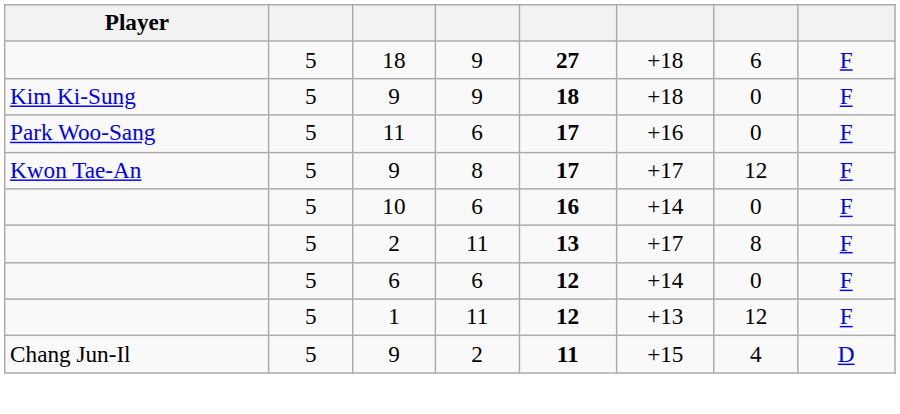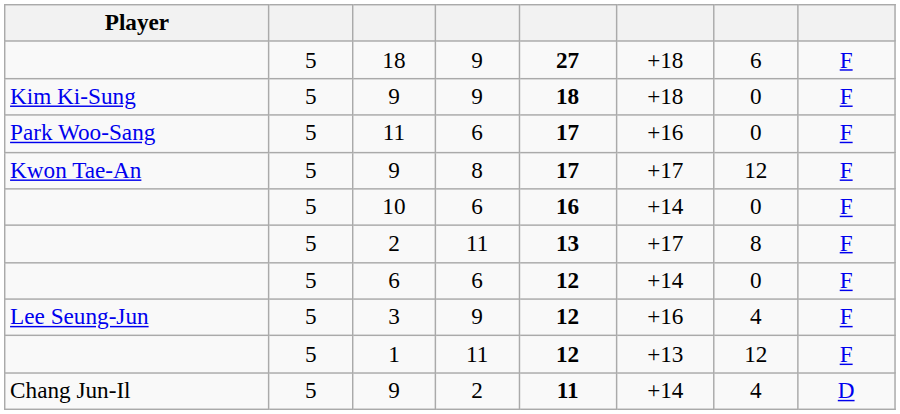+ row: (79, 317)
(665, 354) +15 -> (665, 390) +14
